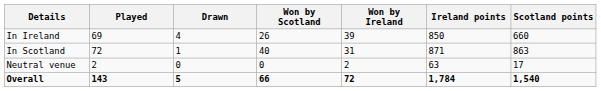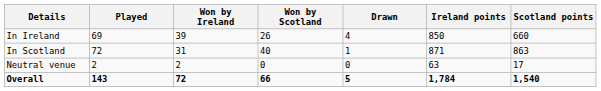columns swapped: (384, 17) <-> (215, 17)
